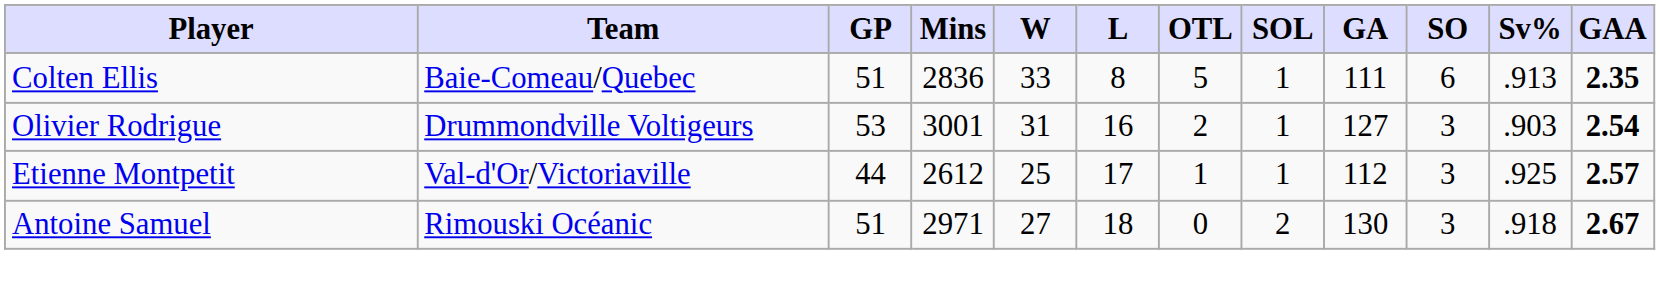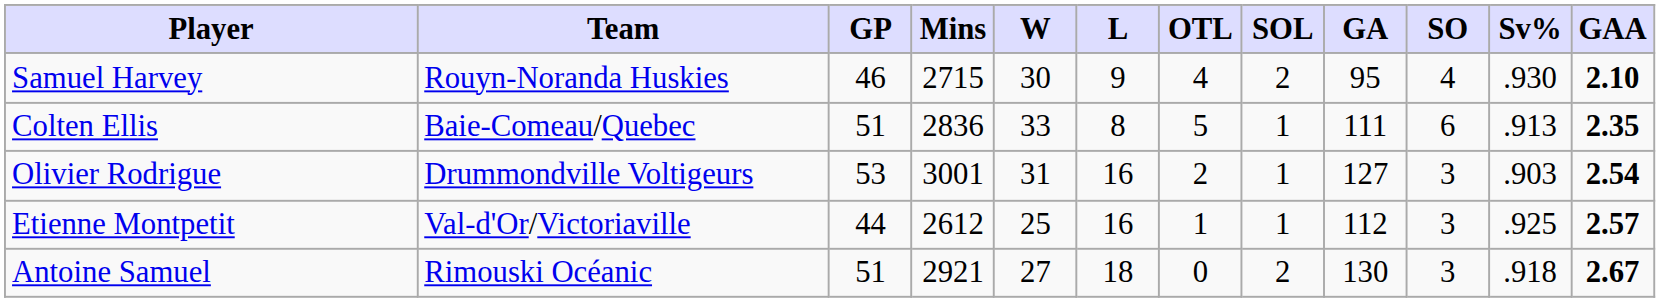+ row: (107, 77)
(1118, 175) 17 -> (1118, 223) 16
(953, 223) 2971 -> (953, 272) 2921
